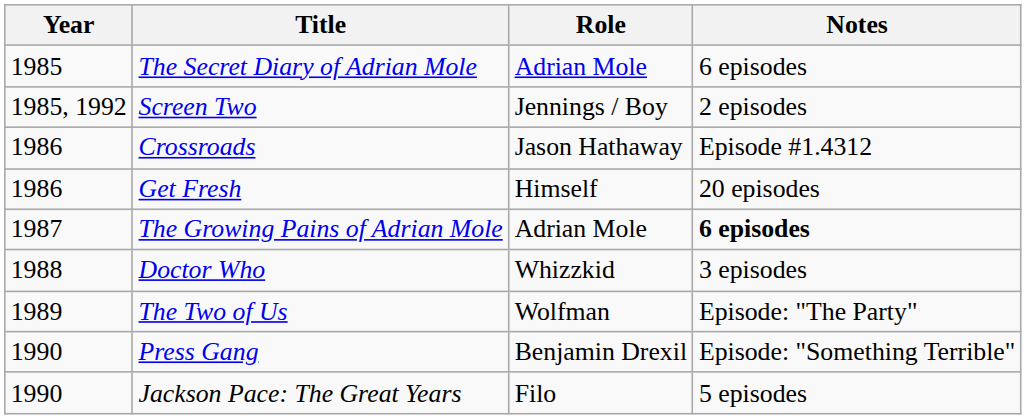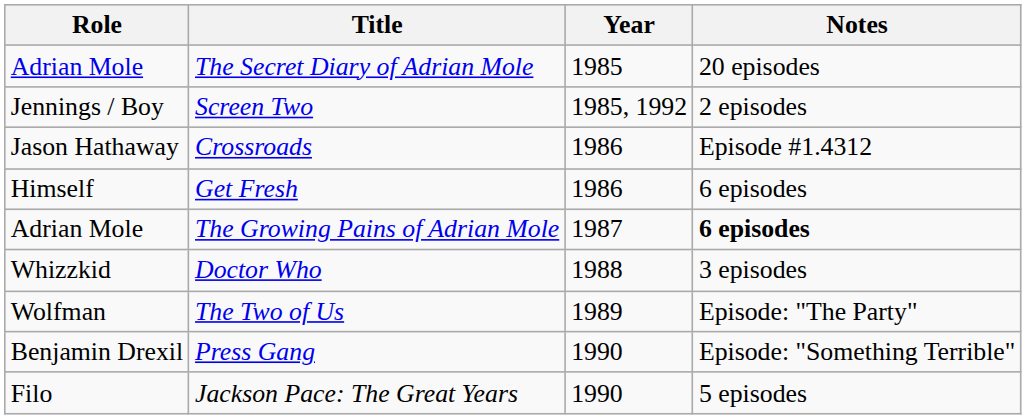columns swapped: (69, 24) <-> (601, 24)
(753, 65) 6 episodes -> (759, 65) 20 episodes
(759, 188) 20 episodes -> (753, 188) 6 episodes
